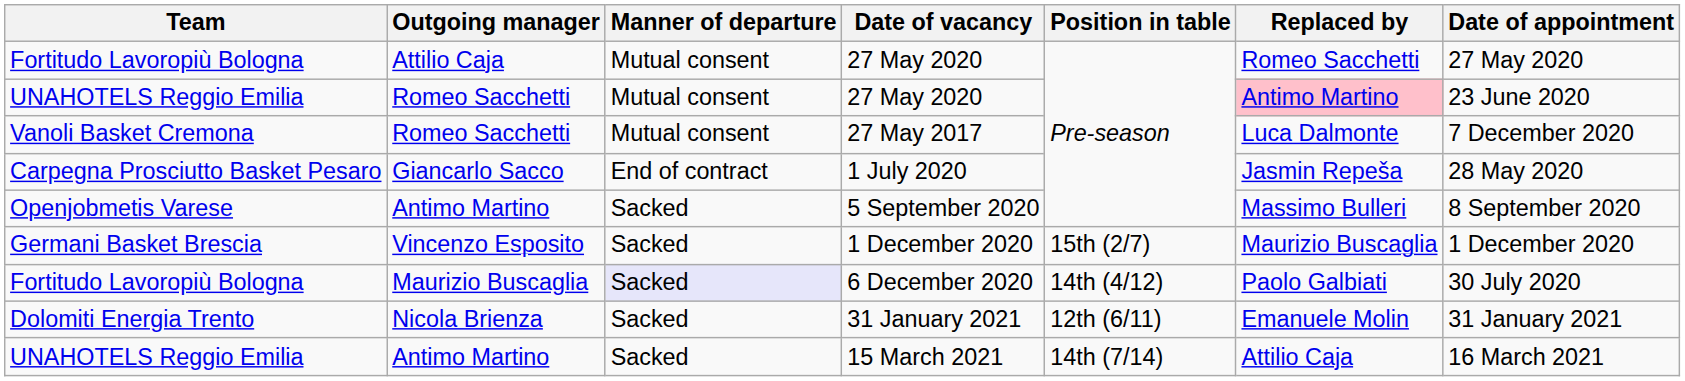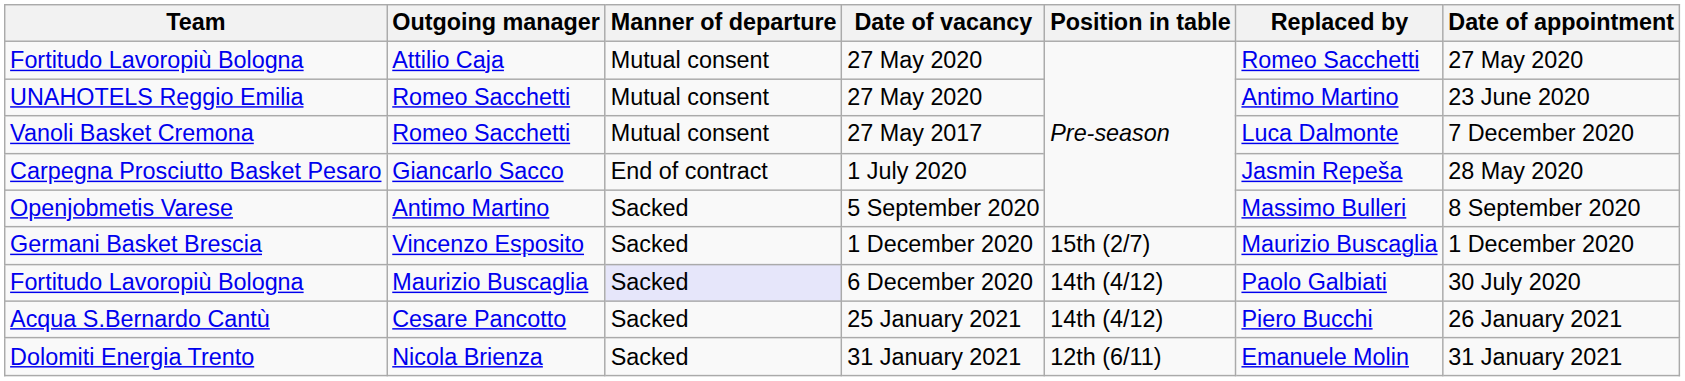(1320, 97) pink background -> (1320, 97) no background
+ row: (140, 319)
- row: (157, 356)
